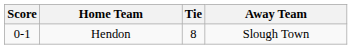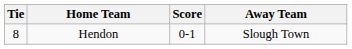columns swapped: (193, 14) <-> (22, 14)
